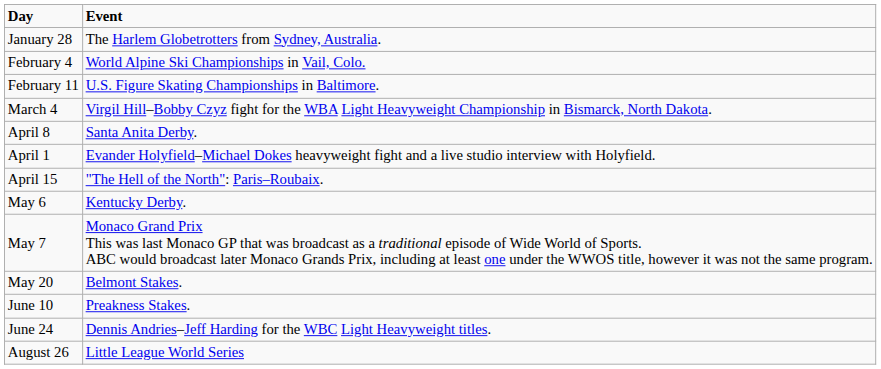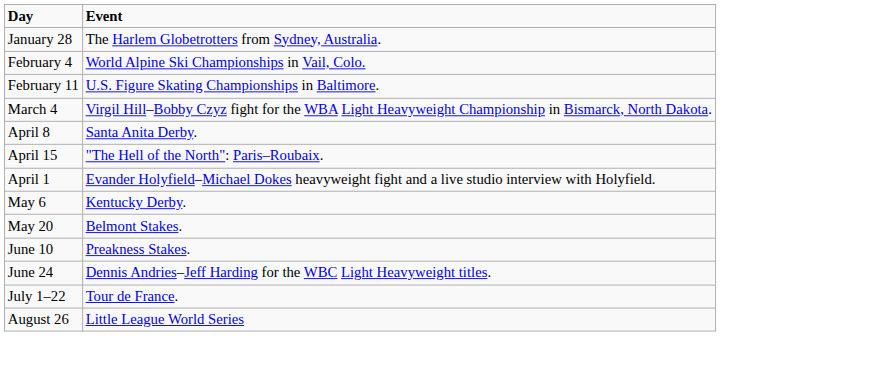rows swapped: (29, 156) <-> (33, 179)
- row: (27, 242)
+ row: (37, 296)
